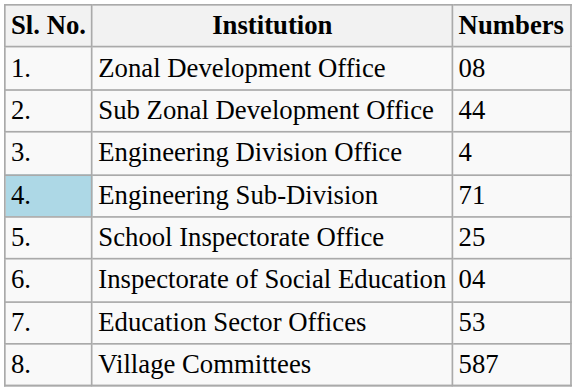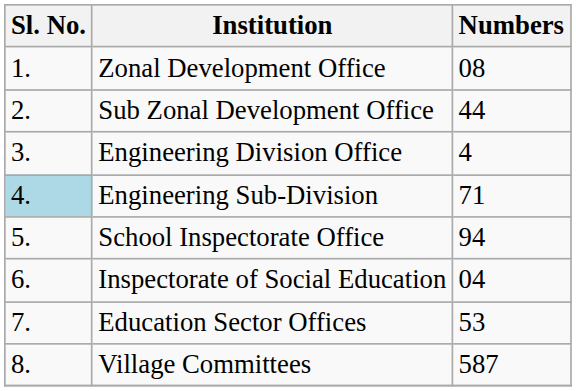(472, 237) 25 -> (472, 237) 94
